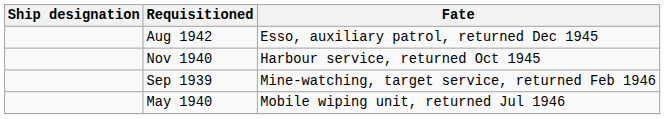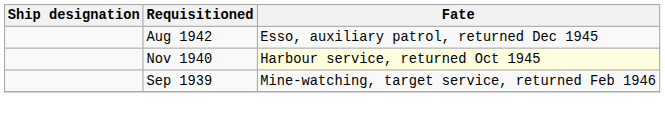(400, 59) no background -> (400, 59) lightyellow background
- row: (179, 102)
